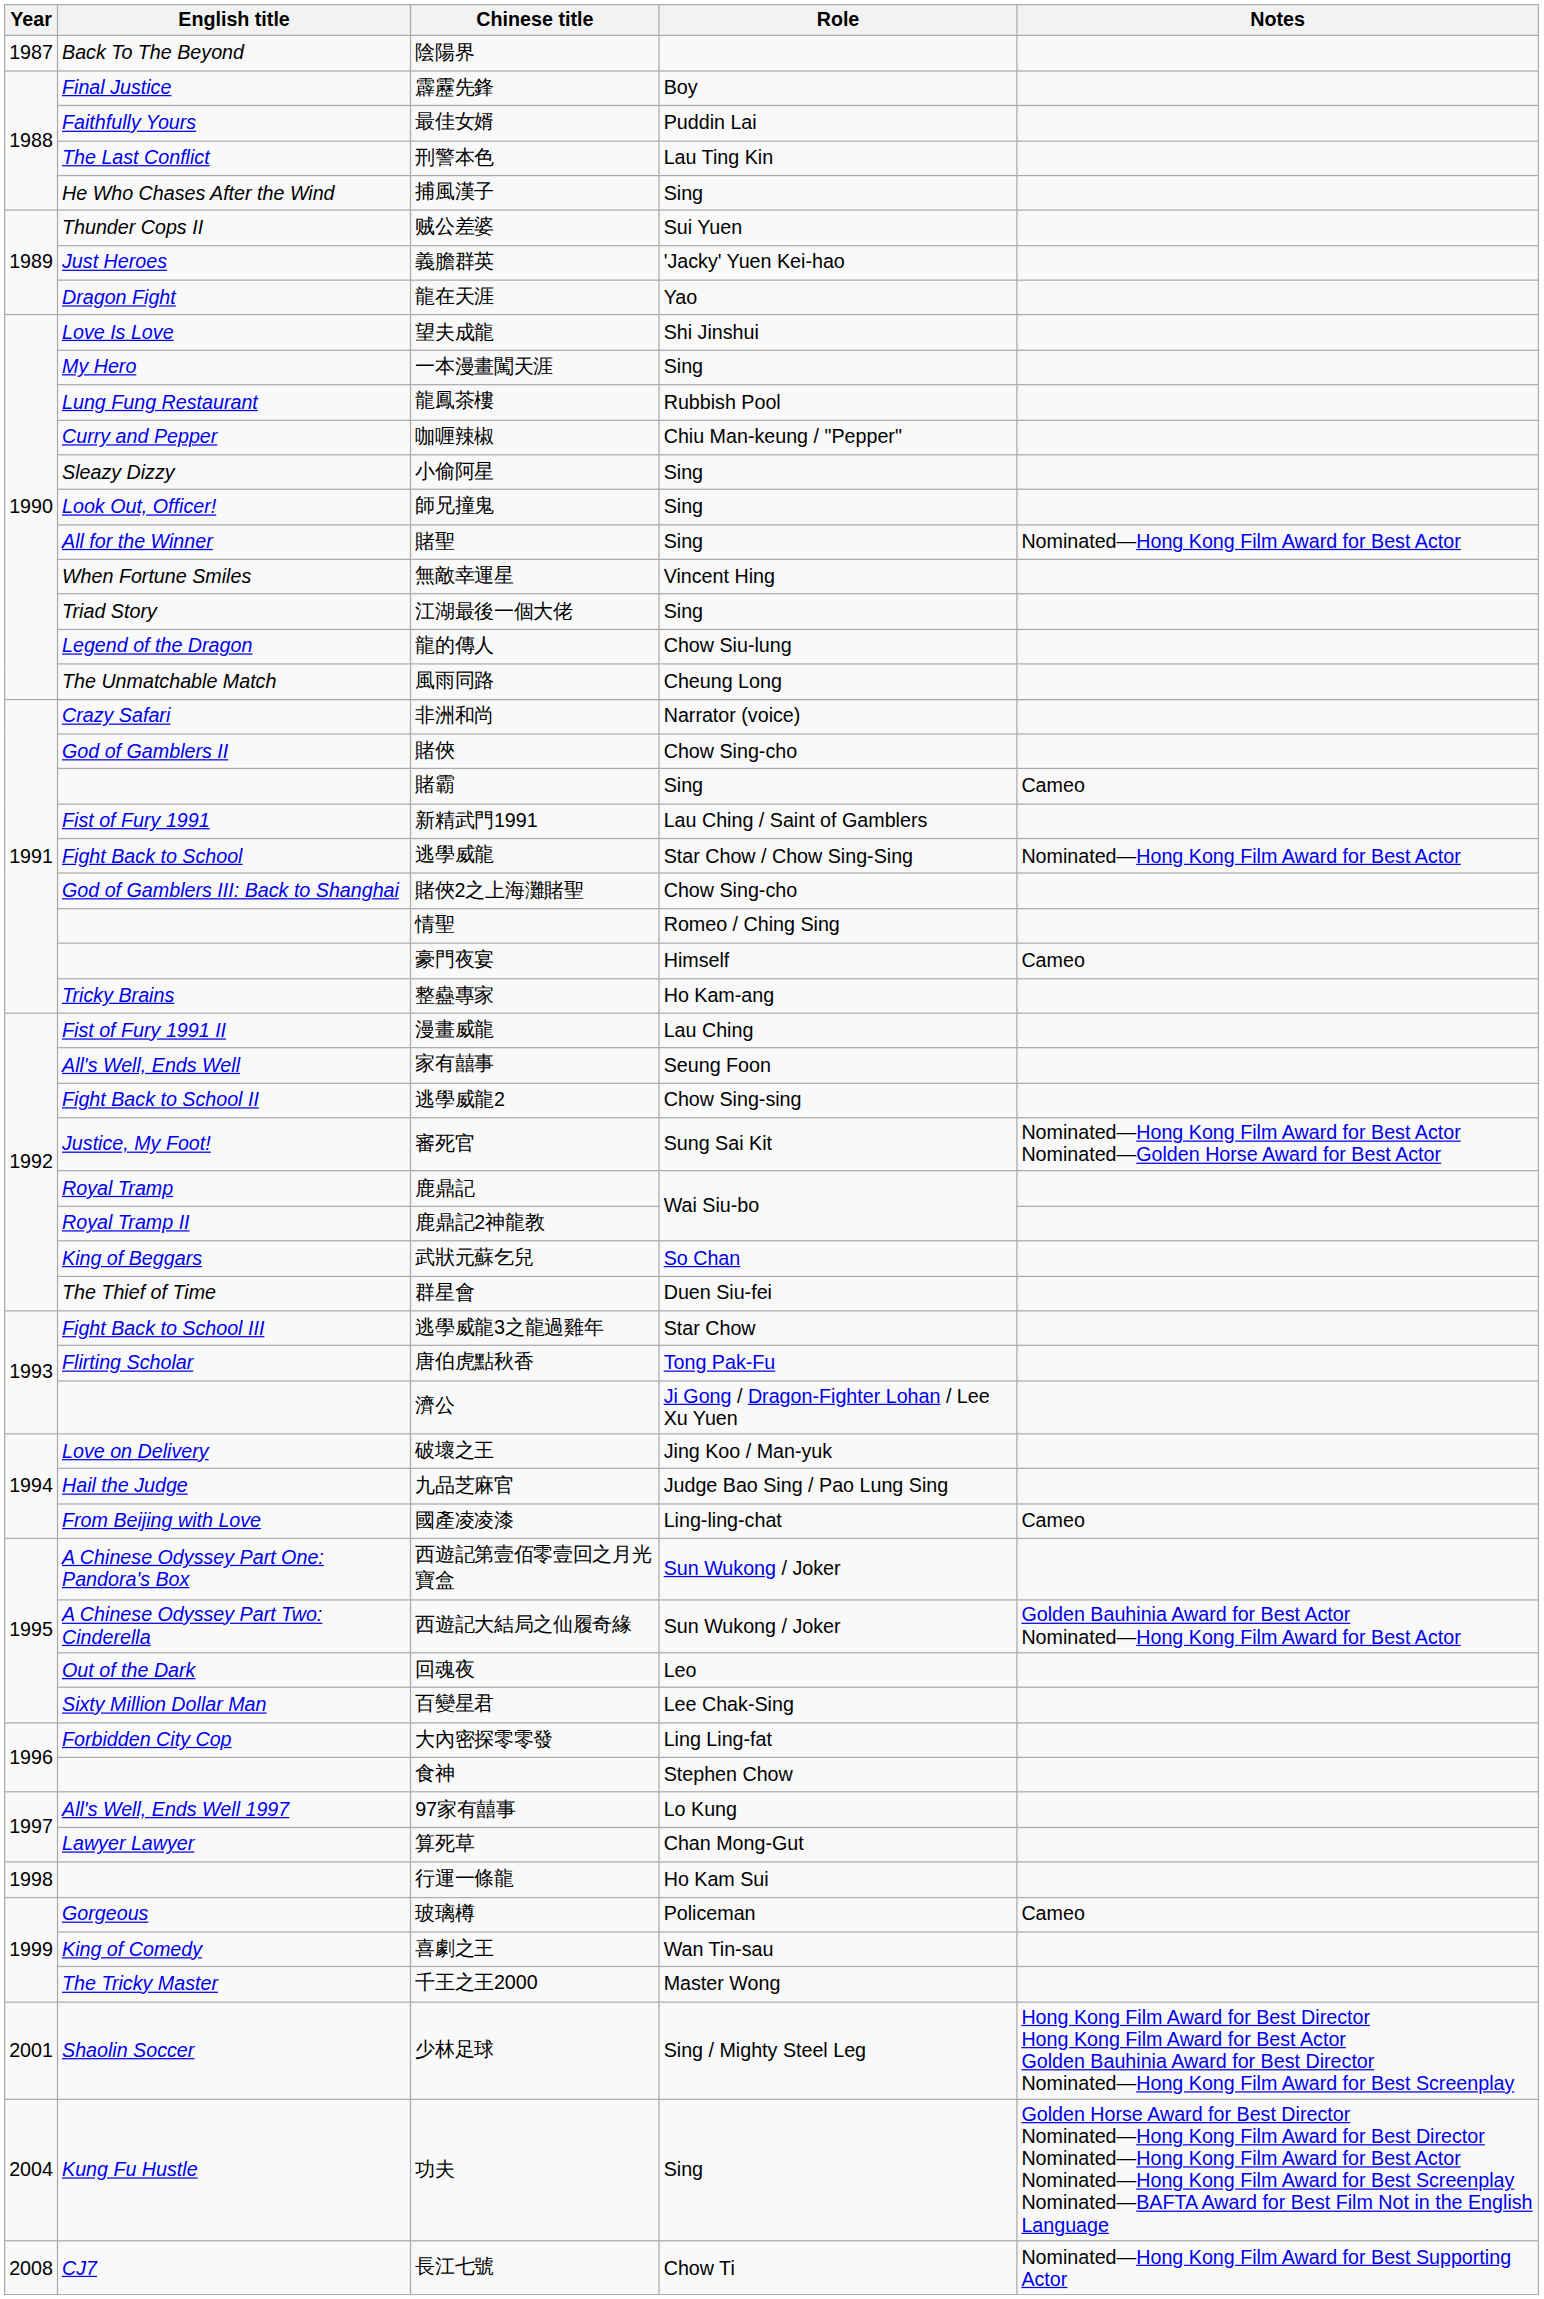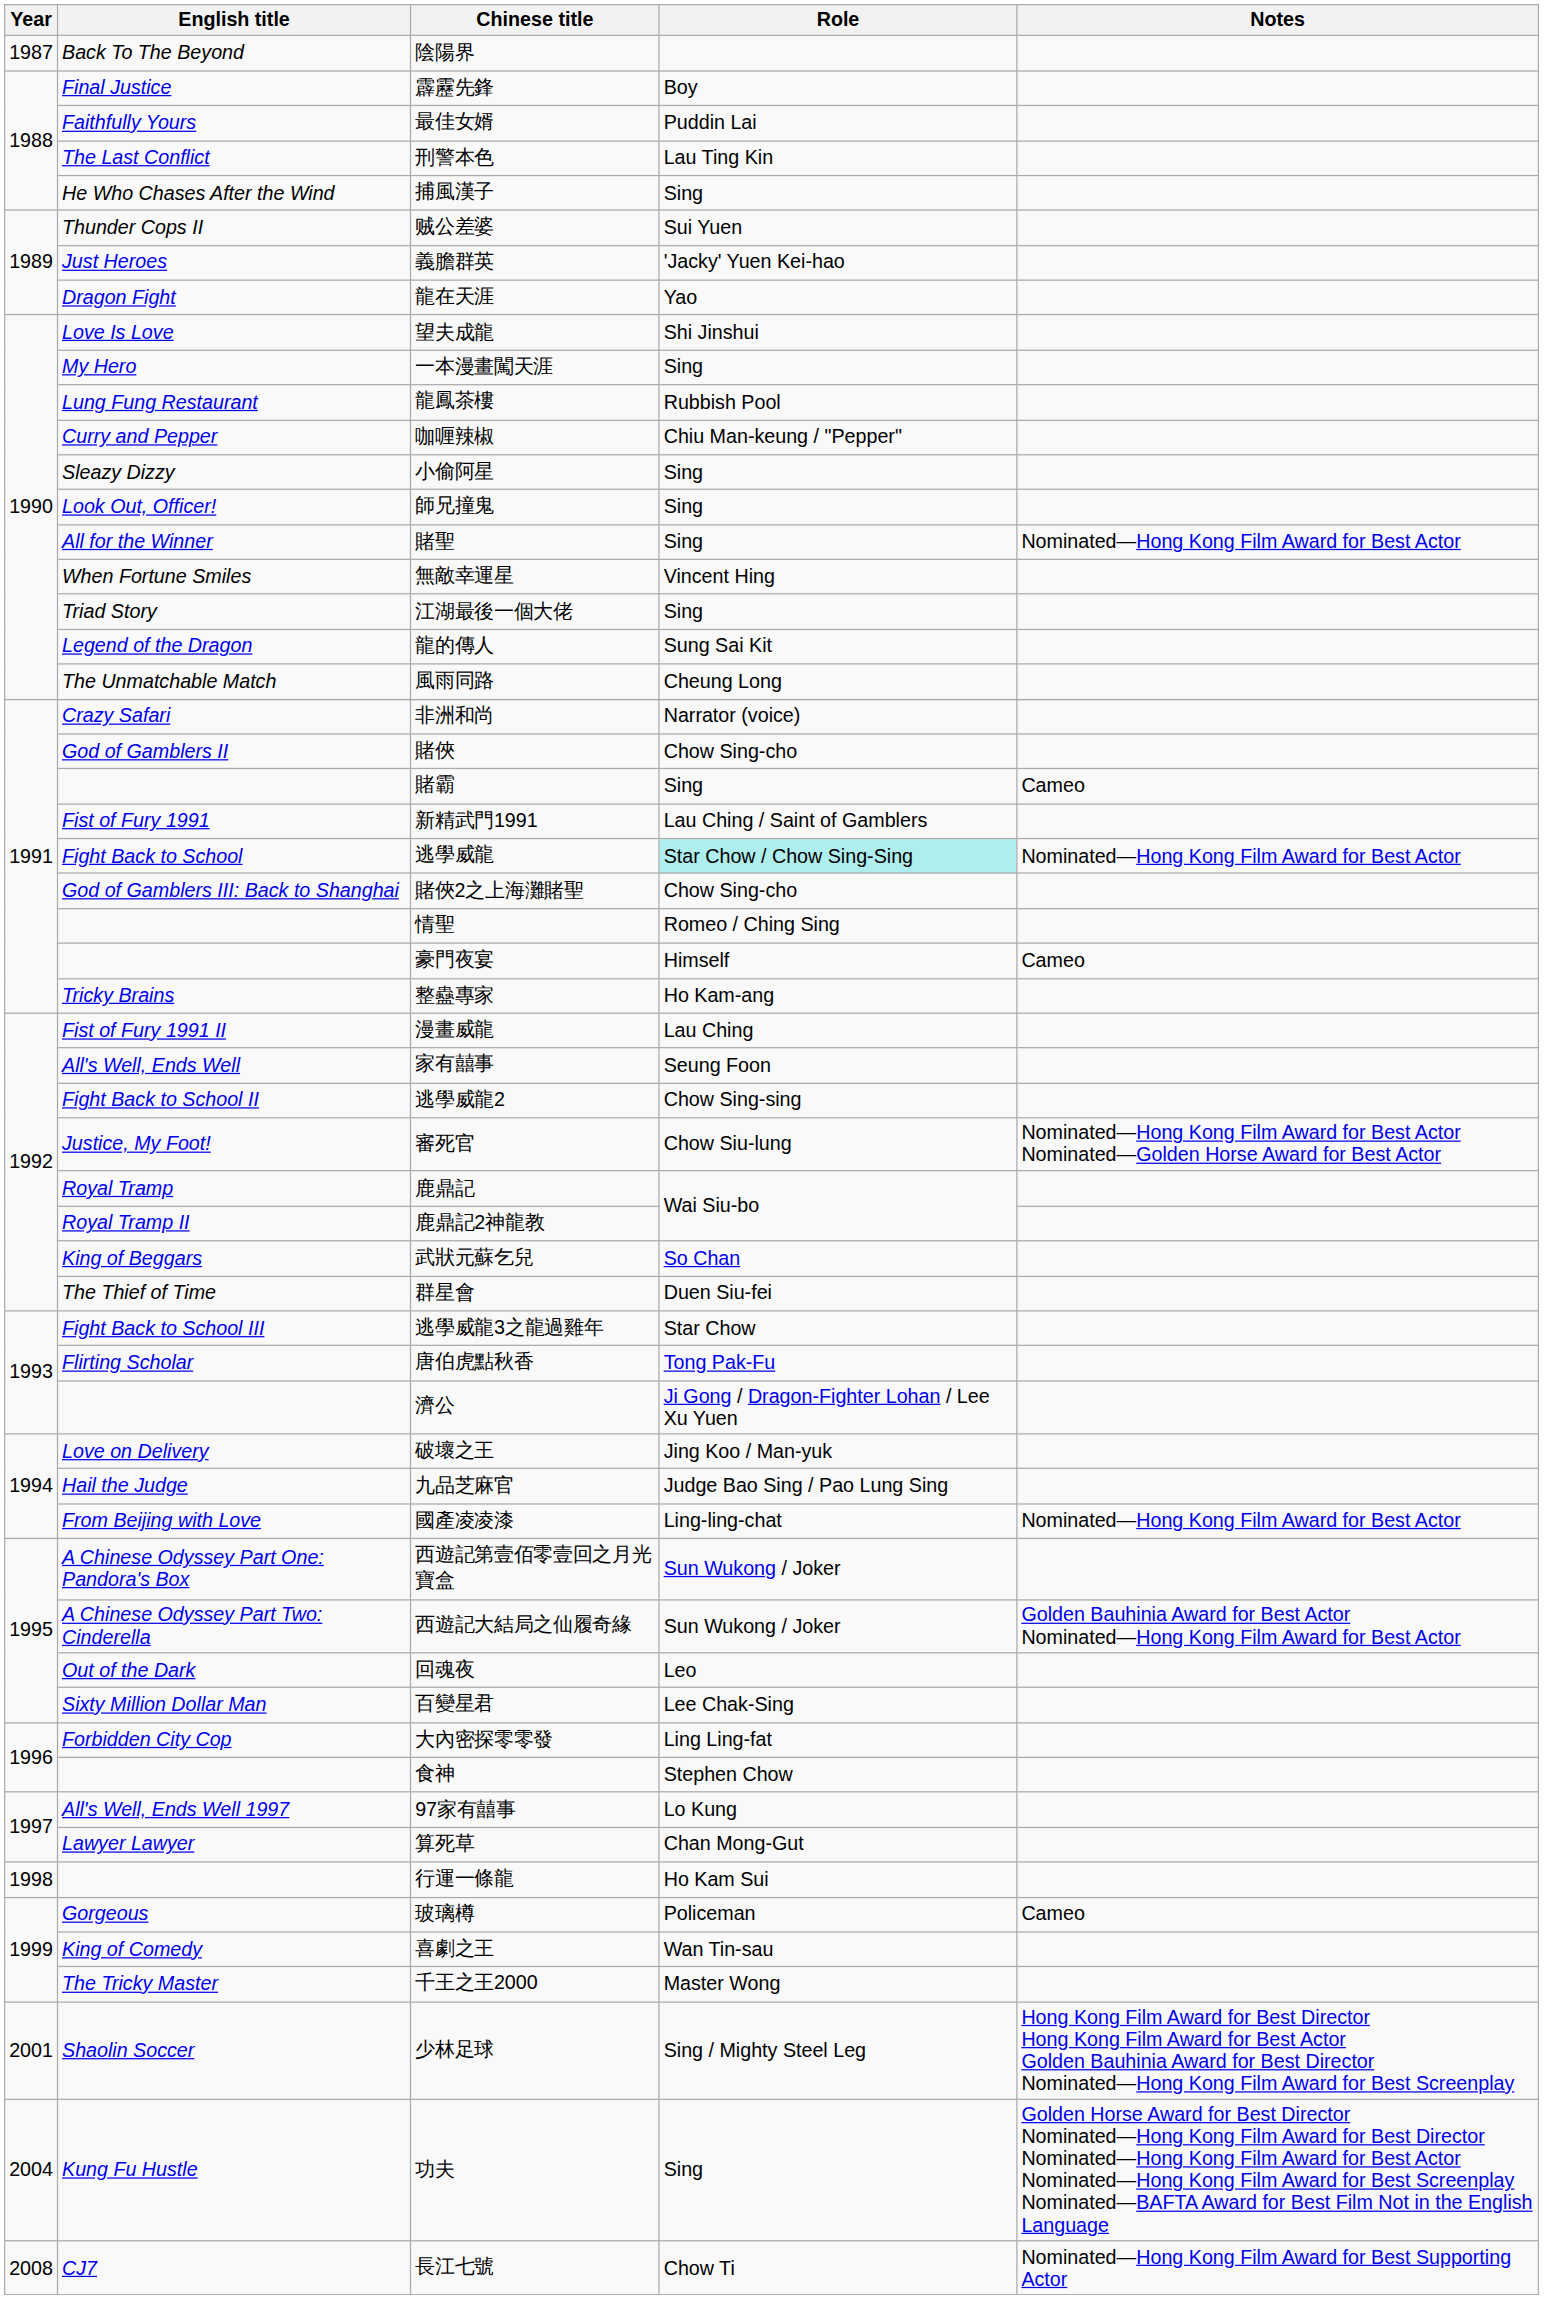(728, 646) Chow Siu-lung -> (718, 646) Sung Sai Kit
(788, 855) no background -> (788, 855) paleturquoise background
(718, 1144) Sung Sai Kit -> (728, 1144) Chow Siu-lung
(1053, 1521) Cameo -> (1241, 1521) Nominated—Hong Kong Film Award for Best Actor
